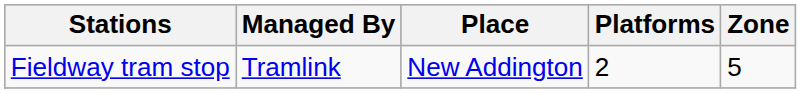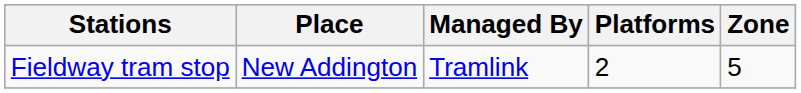columns swapped: (495, 25) <-> (319, 25)
